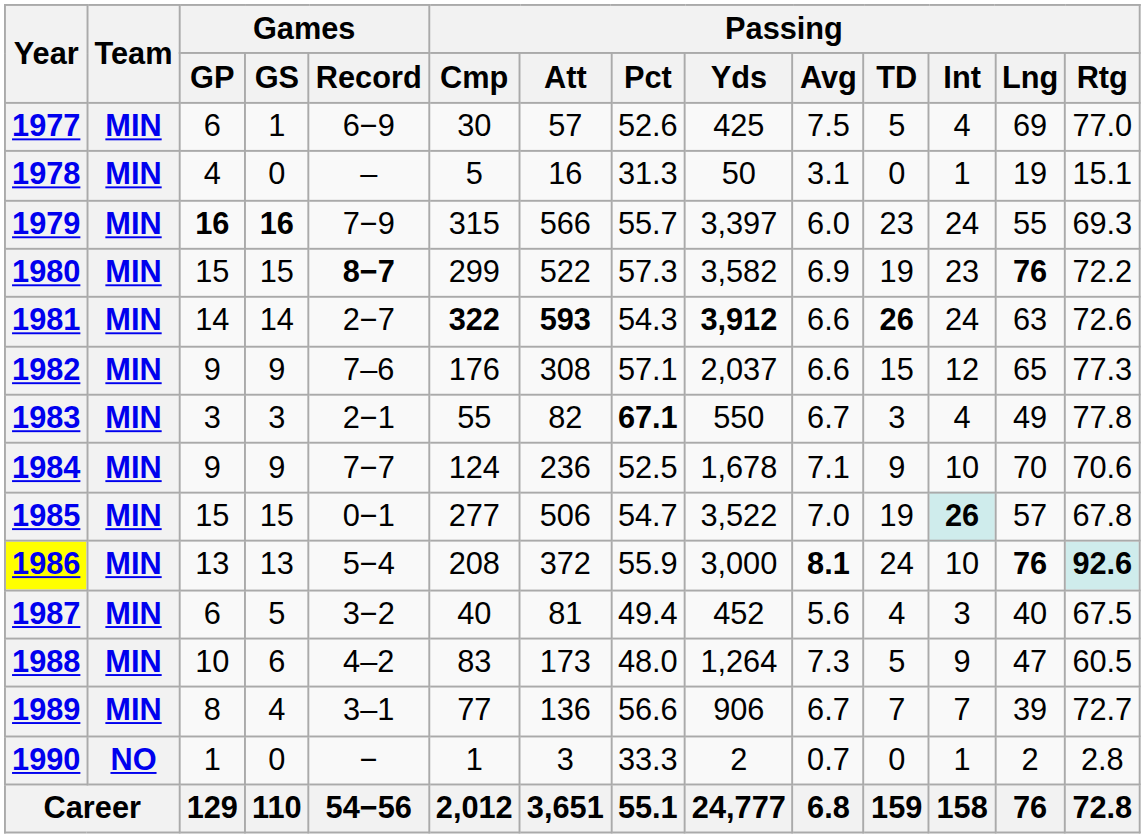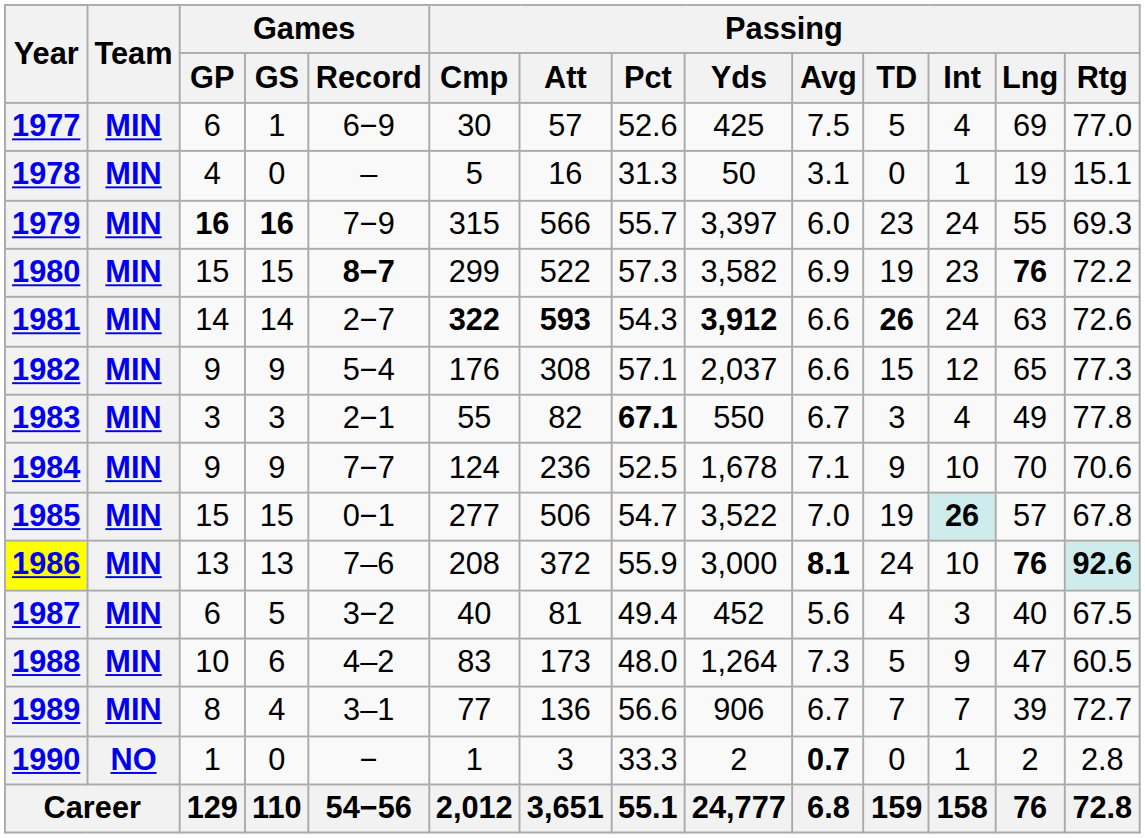(369, 369) 7–6 -> (369, 369) 5−4
(369, 564) 5−4 -> (369, 564) 7–6
(828, 759) normal -> (828, 759) bold
